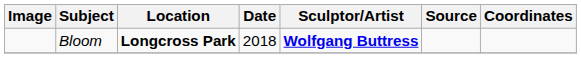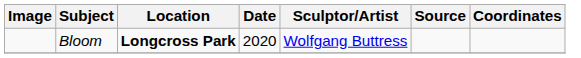(260, 40) 2018 -> (260, 40) 2020
(351, 40) bold -> (346, 40) normal
